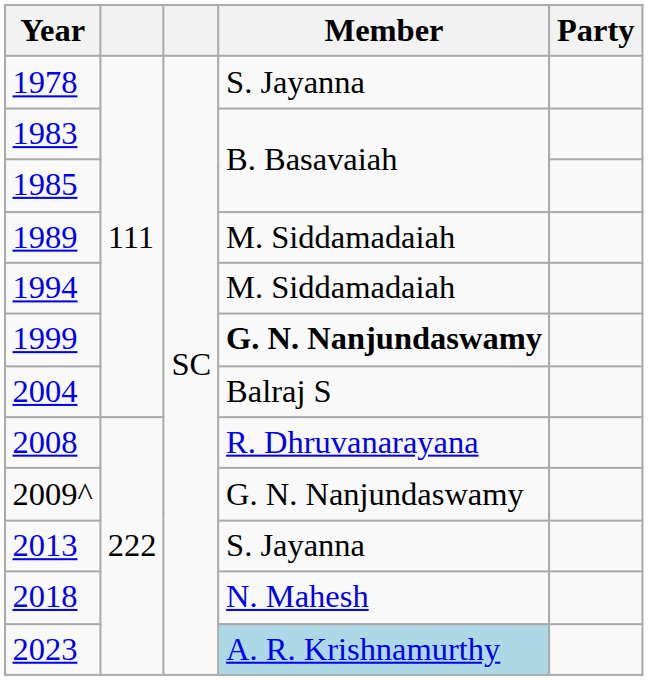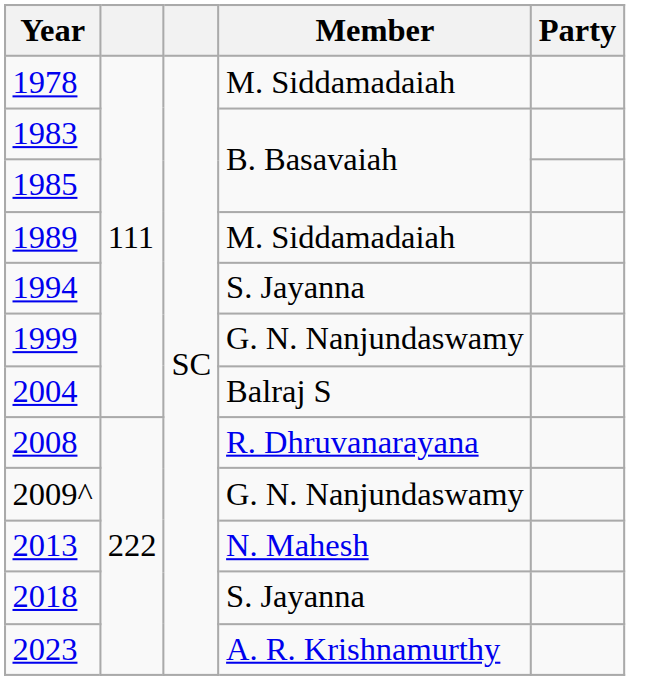(296, 81) S. Jayanna -> (341, 81) M. Siddamadaiah
(341, 287) M. Siddamadaiah -> (296, 287) S. Jayanna
(384, 339) bold -> (375, 339) normal
(296, 545) S. Jayanna -> (297, 545) N. Mahesh
(297, 596) N. Mahesh -> (296, 596) S. Jayanna
(363, 648) lightblue background -> (363, 648) no background
